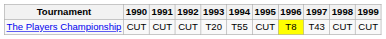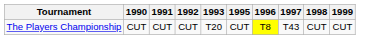- column: (239, 12)
